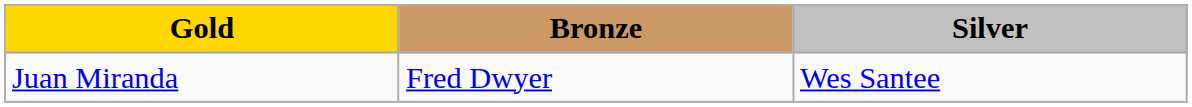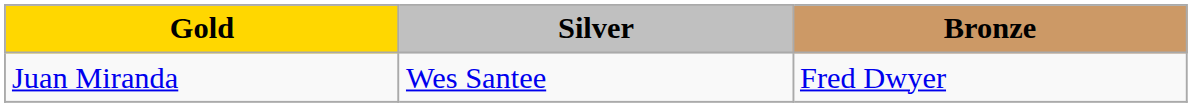columns swapped: (990, 28) <-> (596, 28)
